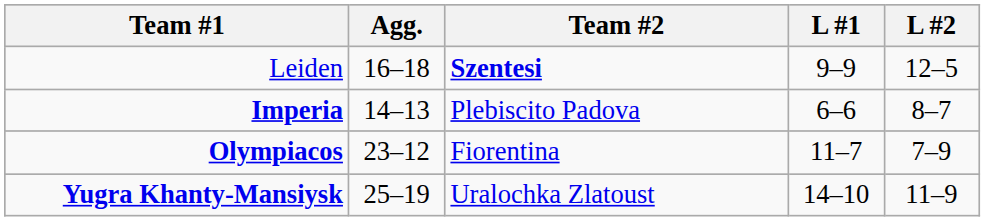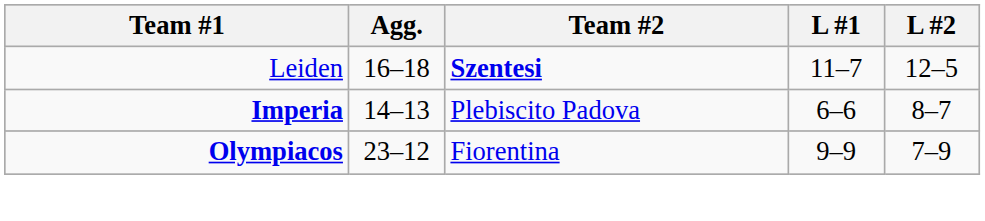(836, 67) 9–9 -> (836, 67) 11–7
(836, 151) 11–7 -> (836, 151) 9–9
- row: (203, 194)
